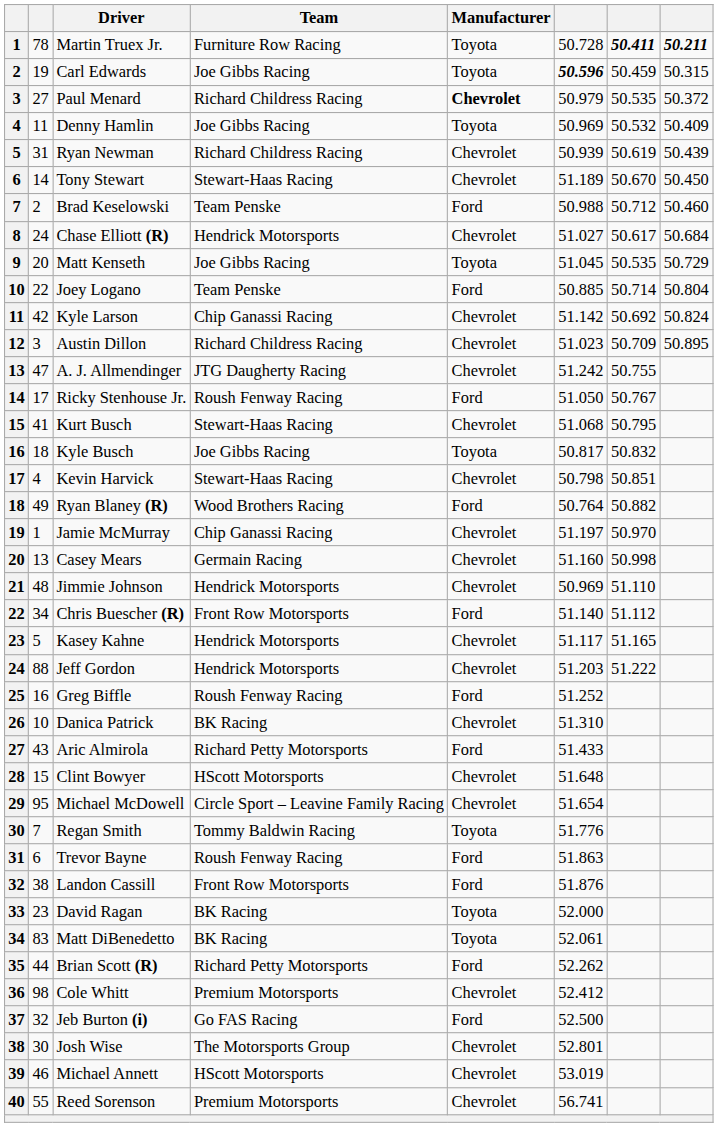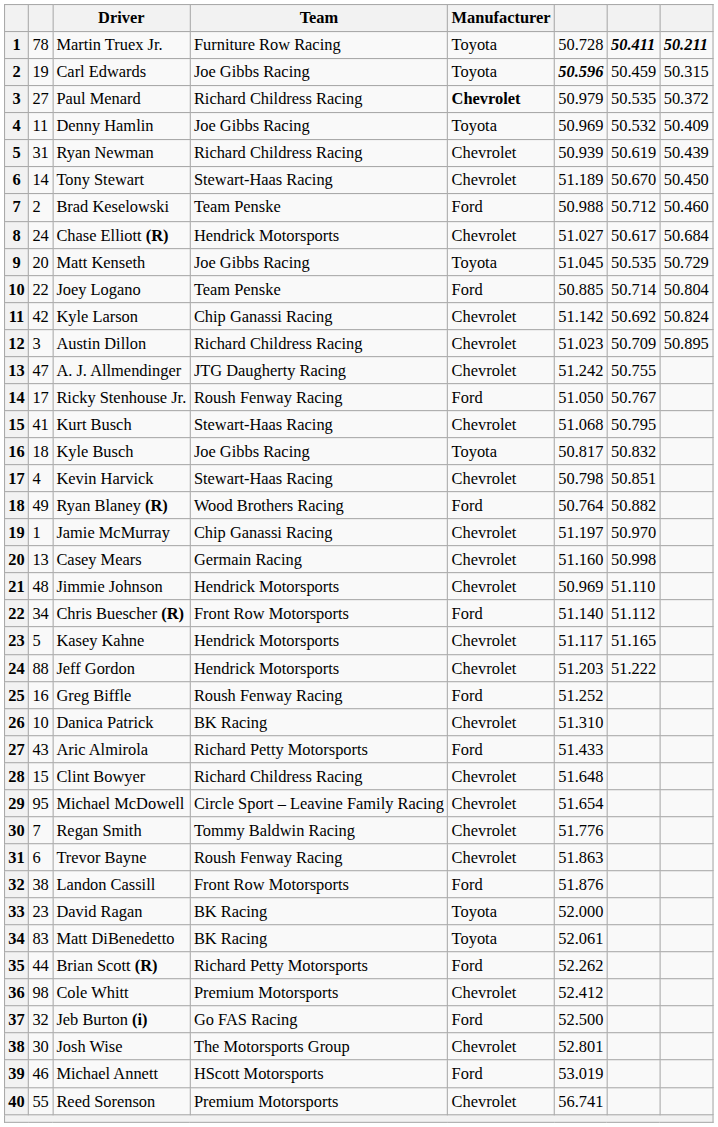(259, 776) HScott Motorsports -> (278, 776) Richard Childress Racing
(474, 830) Toyota -> (484, 830) Chevrolet
(467, 857) Ford -> (484, 857) Chevrolet
(484, 1073) Chevrolet -> (467, 1073) Ford
